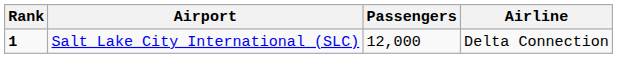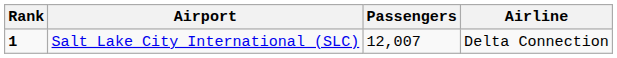(394, 41) 12,000 -> (394, 41) 12,007
